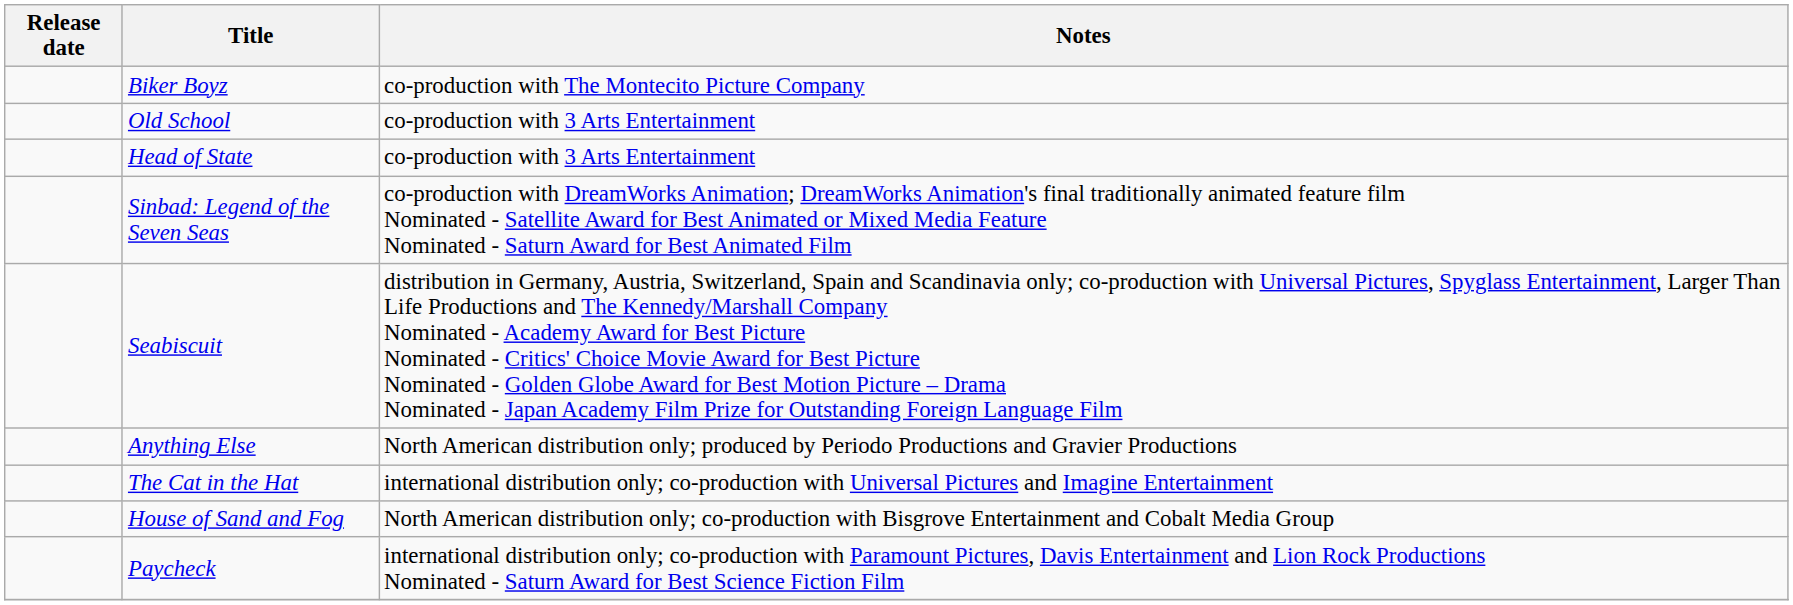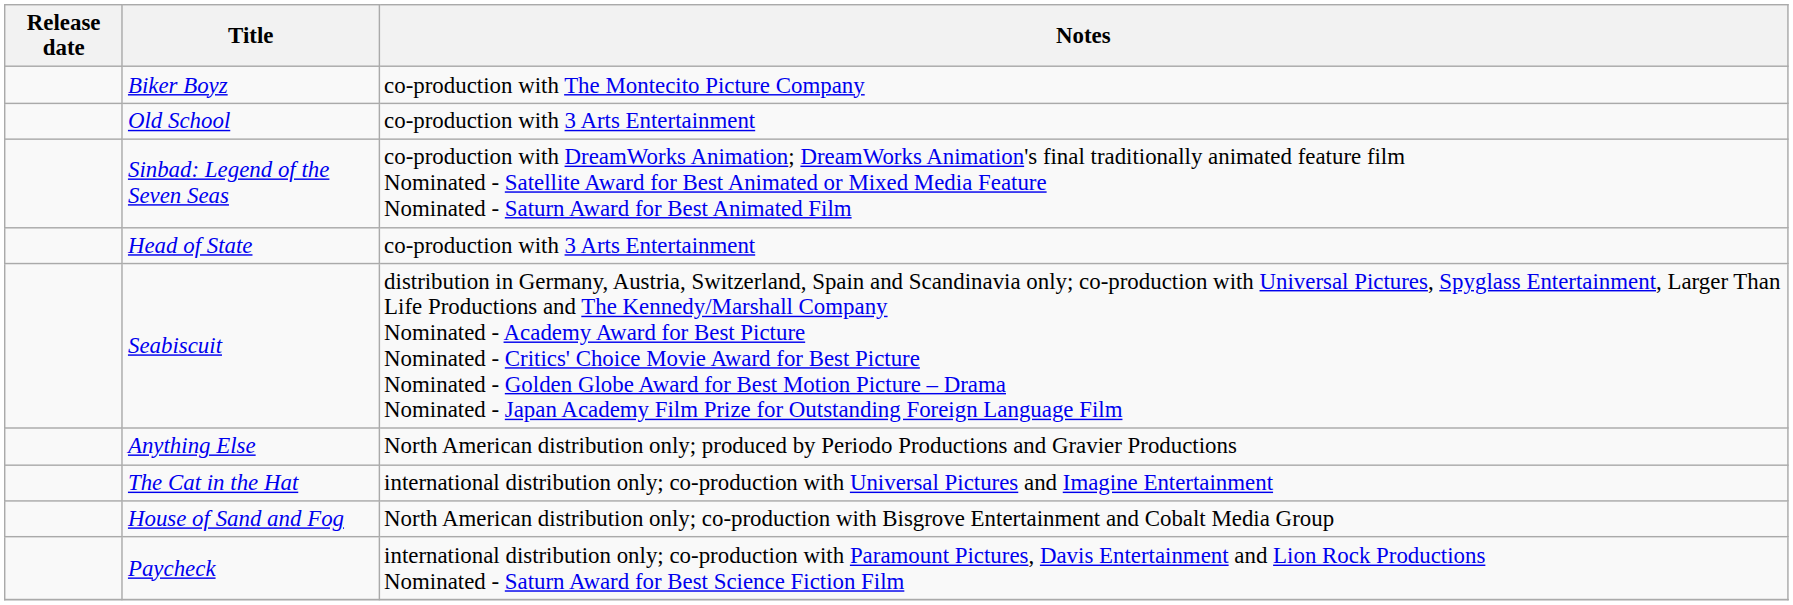rows swapped: (190, 157) <-> (229, 219)
